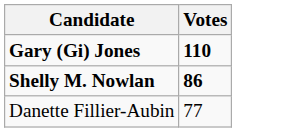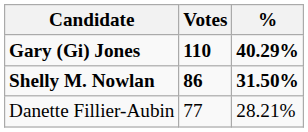+ column: (267, 19)
